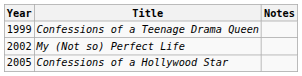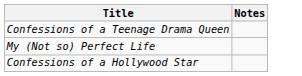- column: (19, 13)
